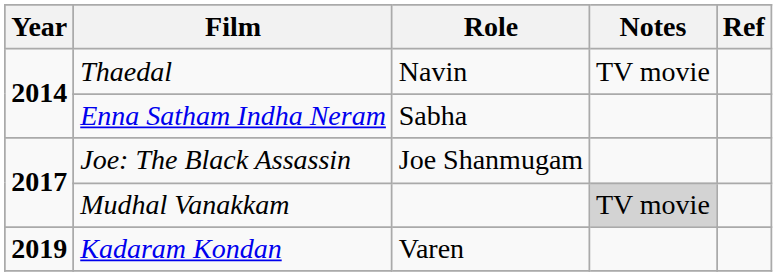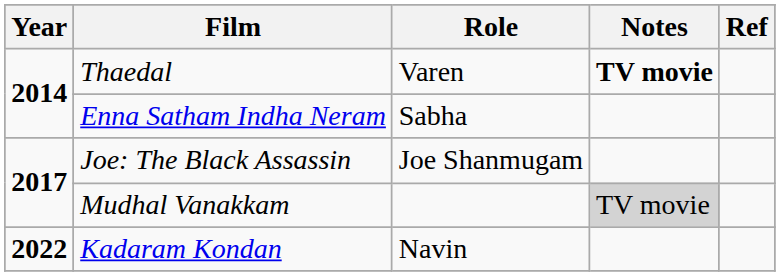(433, 71) Navin -> (431, 71) Varen
(653, 71) normal -> (654, 71) bold
(39, 248) 2019 -> (39, 248) 2022
(431, 248) Varen -> (433, 248) Navin
